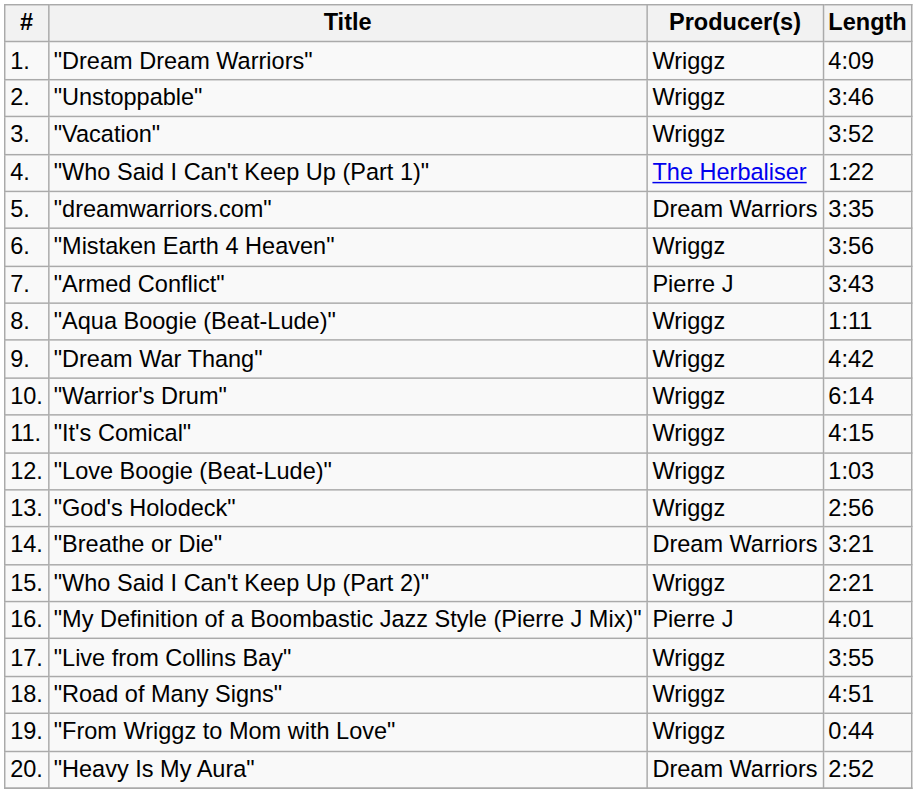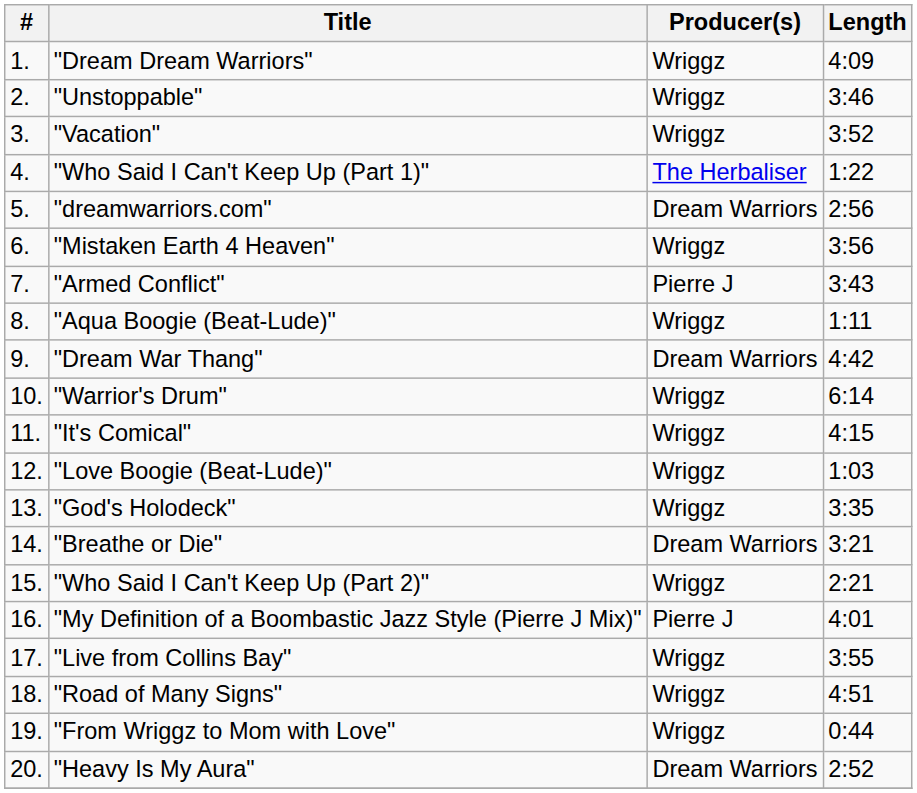(851, 209) 3:35 -> (851, 209) 2:56
(689, 358) Wriggz -> (735, 358) Dream Warriors
(851, 508) 2:56 -> (851, 508) 3:35
